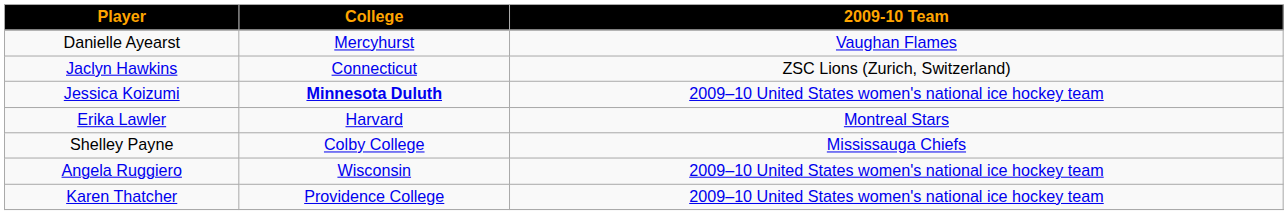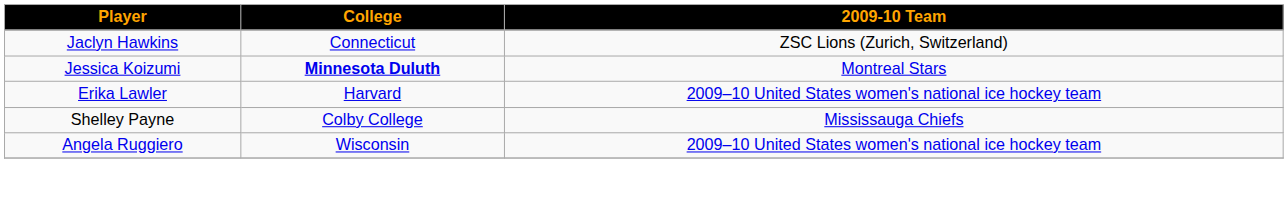- row: (122, 42)
(896, 94) 2009–10 United States women's national ice hockey team -> (894, 68) Montreal Stars
(896, 119) Montreal Stars -> (894, 94) 2009–10 United States women's national ice hockey team
- row: (122, 196)
